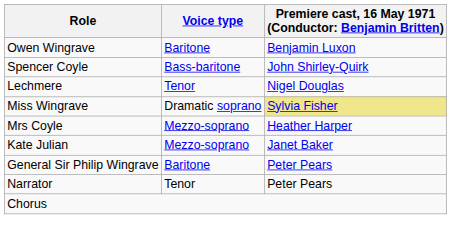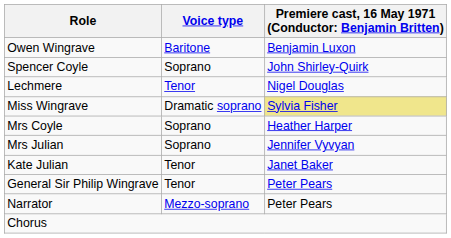(202, 67) Bass-baritone -> (188, 67) Soprano
(207, 125) Mezzo-soprano -> (188, 125) Soprano
+ row: (35, 145)
(207, 145) Mezzo-soprano -> (180, 164) Tenor
(187, 164) Baritone -> (180, 184) Tenor
(180, 184) Tenor -> (207, 203) Mezzo-soprano
